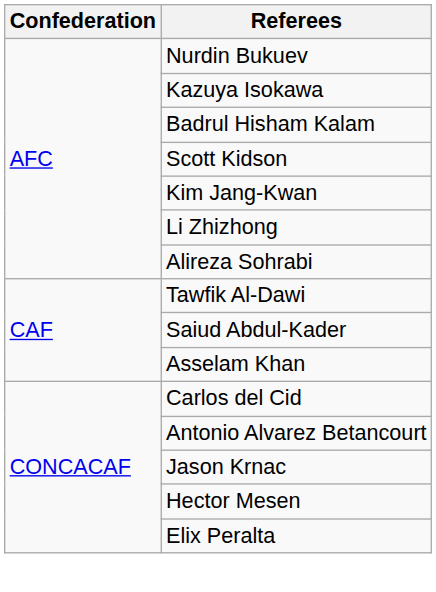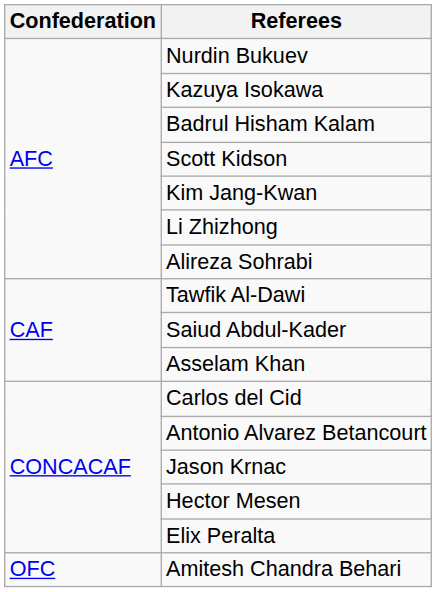+ row: (284, 569)
